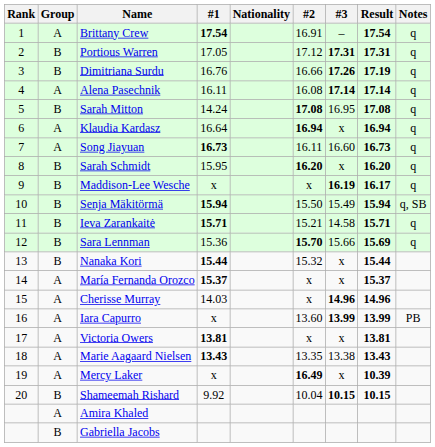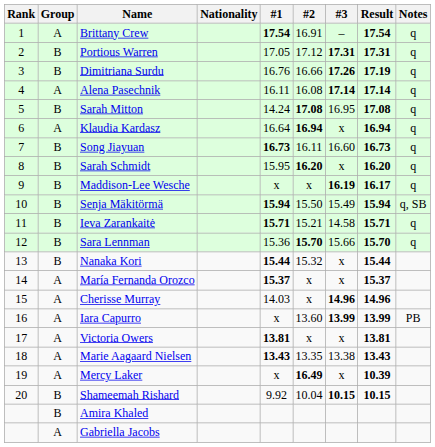columns swapped: (261, 14) <-> (214, 14)
(58, 147) A -> (58, 147) B
(377, 242) 15.69 -> (377, 242) 15.70
(58, 413) A -> (58, 413) B
(58, 432) B -> (58, 432) A
